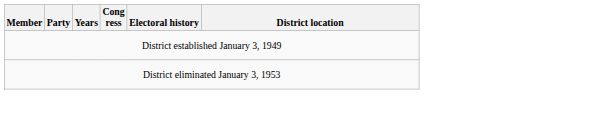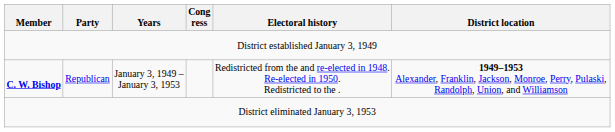+ row: (34, 84)
